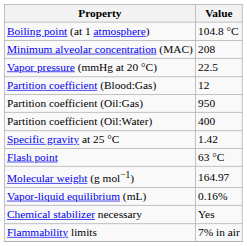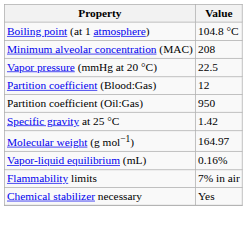- row: (80, 121)
- row: (32, 157)
rows swapped: (52, 232) <-> (74, 214)
